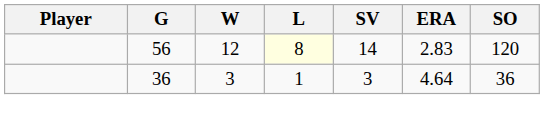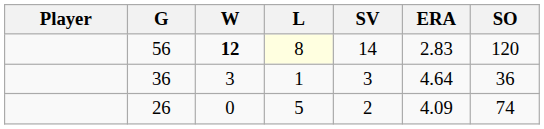(230, 49) normal -> (230, 49) bold
+ row: (161, 108)
